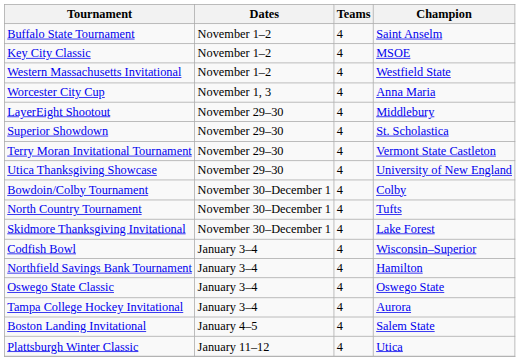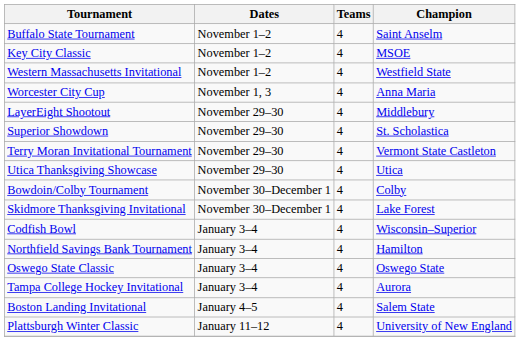(444, 170) University of New England -> (390, 170) Utica
- row: (74, 209)
(390, 346) Utica -> (444, 326) University of New England
